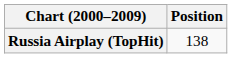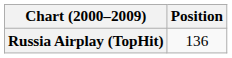(197, 40) 138 -> (197, 40) 136
